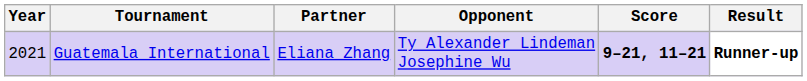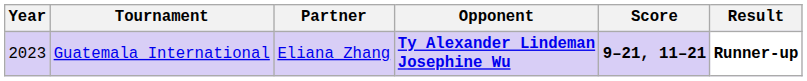(27, 53) 2021 -> (27, 53) 2023
(496, 53) normal -> (496, 53) bold
